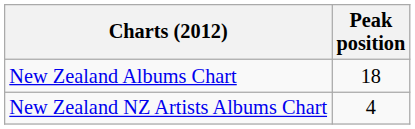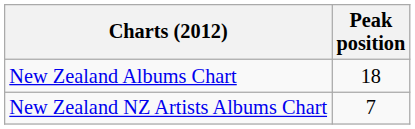(371, 107) 4 -> (371, 107) 7
